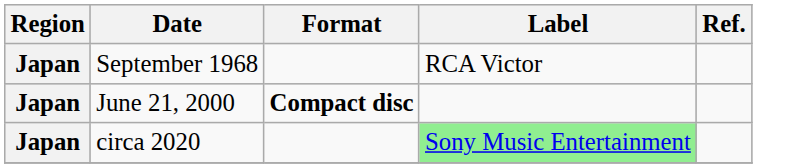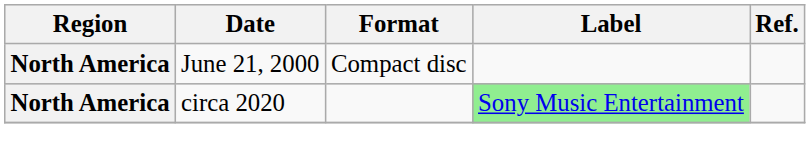- row: (177, 63)
(48, 102) Japan -> (90, 63) North America
(342, 102) bold -> (399, 63) normal
(48, 142) Japan -> (90, 102) North America
